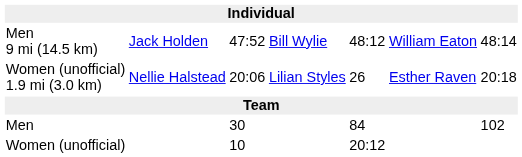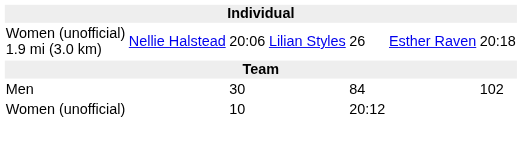- row: (52, 41)
